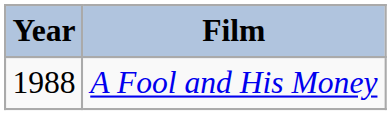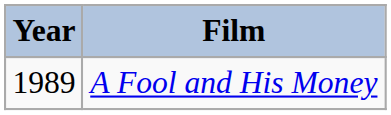(44, 82) 1988 -> (44, 82) 1989
